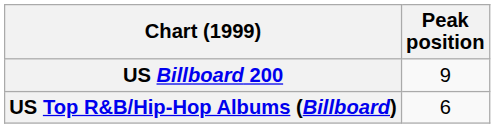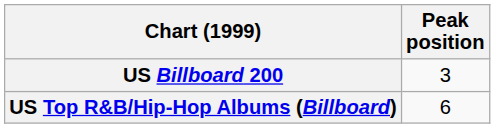(445, 75) 9 -> (445, 75) 3
